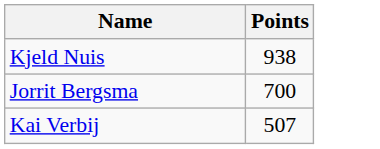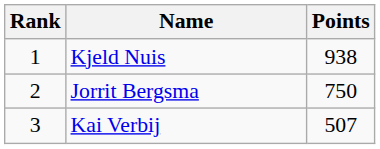+ column: (35, 21)
(280, 90) 700 -> (341, 90) 750
